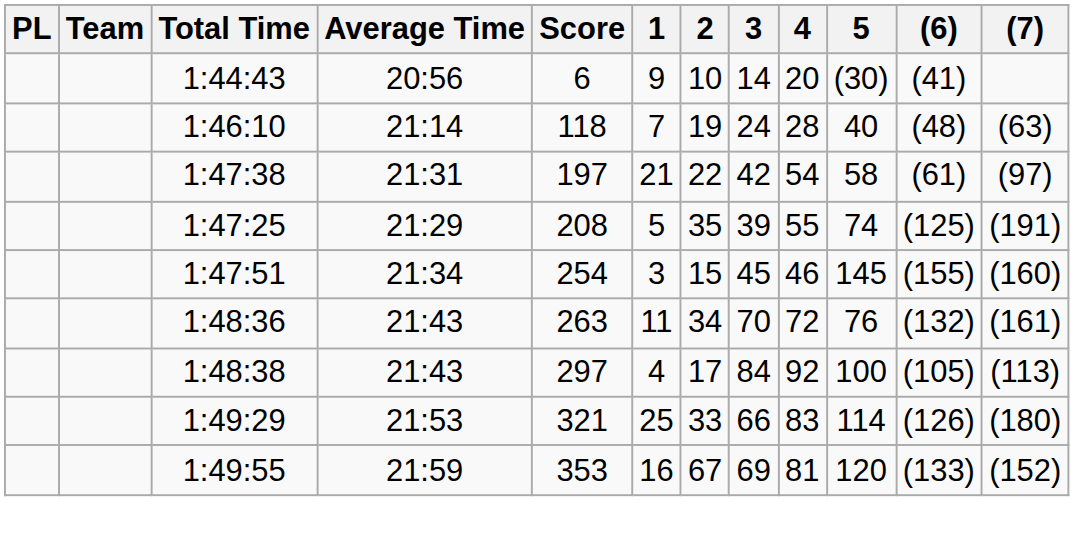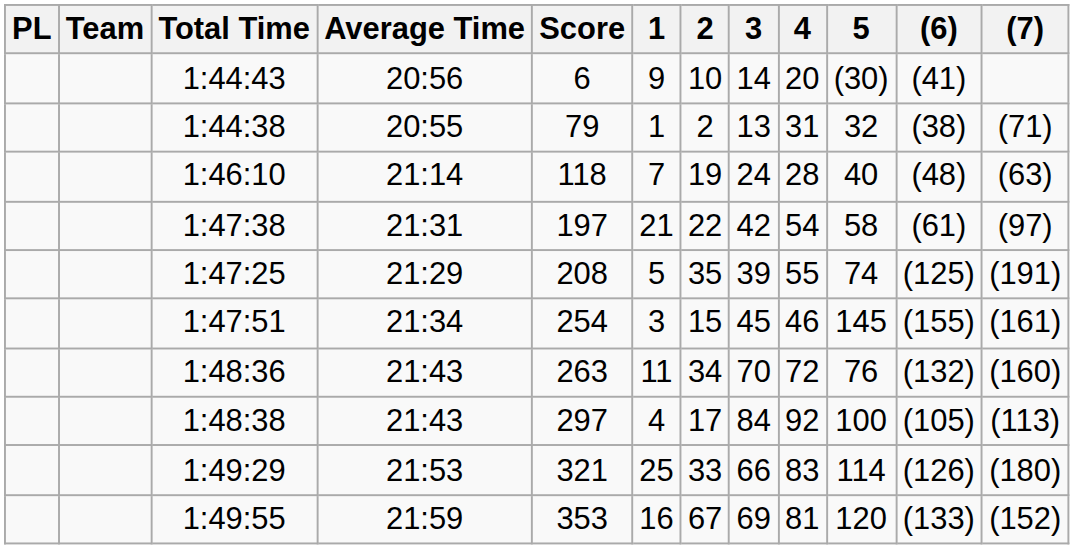+ row: (234, 126)
(1025, 273) (160) -> (1025, 322) (161)
(1025, 322) (161) -> (1025, 371) (160)
